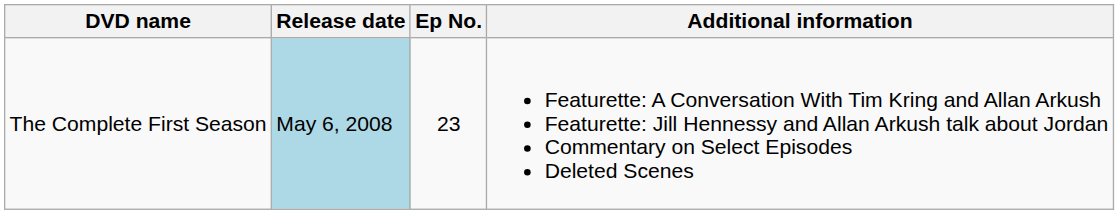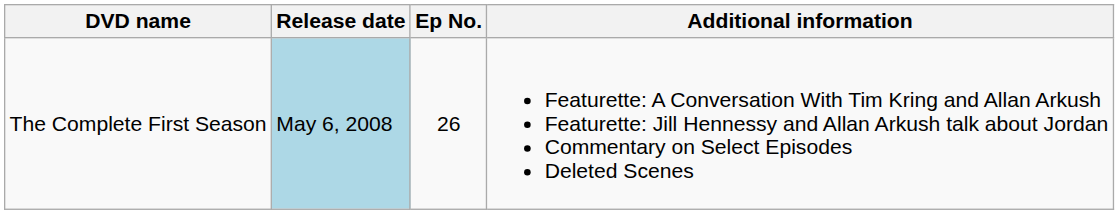(449, 123) 23 -> (449, 123) 26
